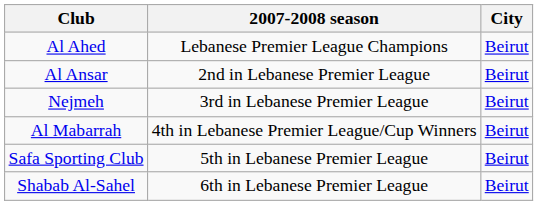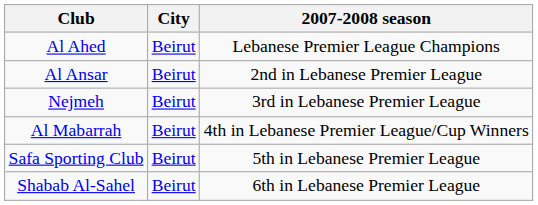columns swapped: (507, 18) <-> (314, 18)
